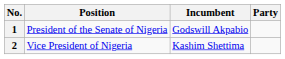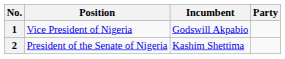(97, 29) President of the Senate of Nigeria -> (80, 29) Vice President of Nigeria
(80, 45) Vice President of Nigeria -> (97, 45) President of the Senate of Nigeria
